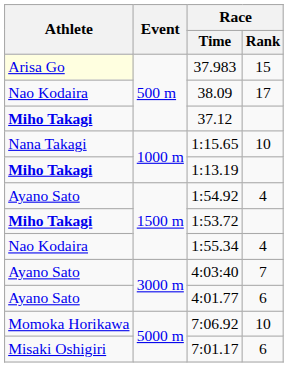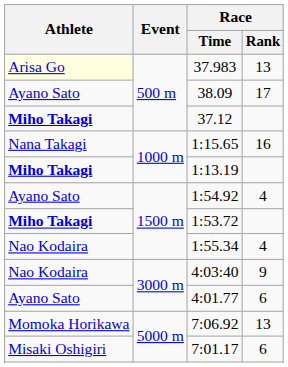(263, 67) 15 -> (263, 67) 13
(48, 93) Nao Kodaira -> (44, 93) Ayano Sato
(263, 144) 10 -> (263, 144) 16
(44, 272) Ayano Sato -> (48, 272) Nao Kodaira
(263, 272) 7 -> (263, 272) 9
(263, 324) 10 -> (263, 324) 13
